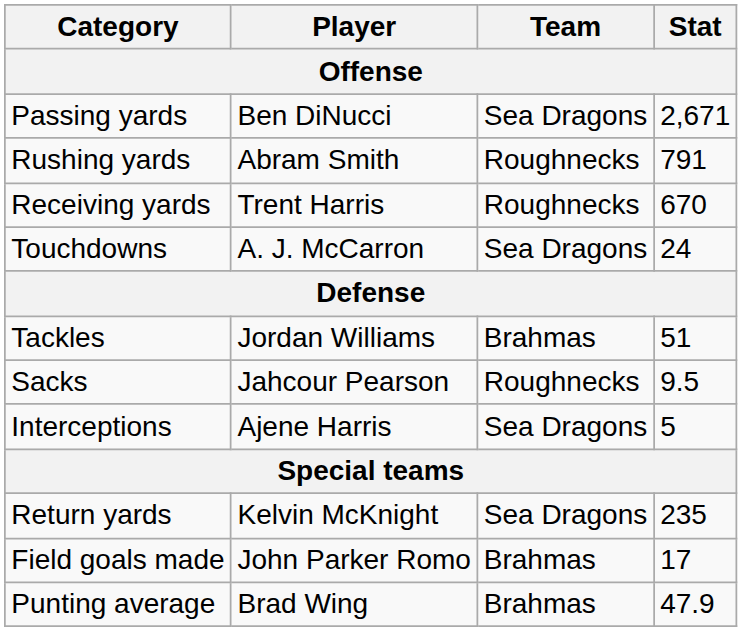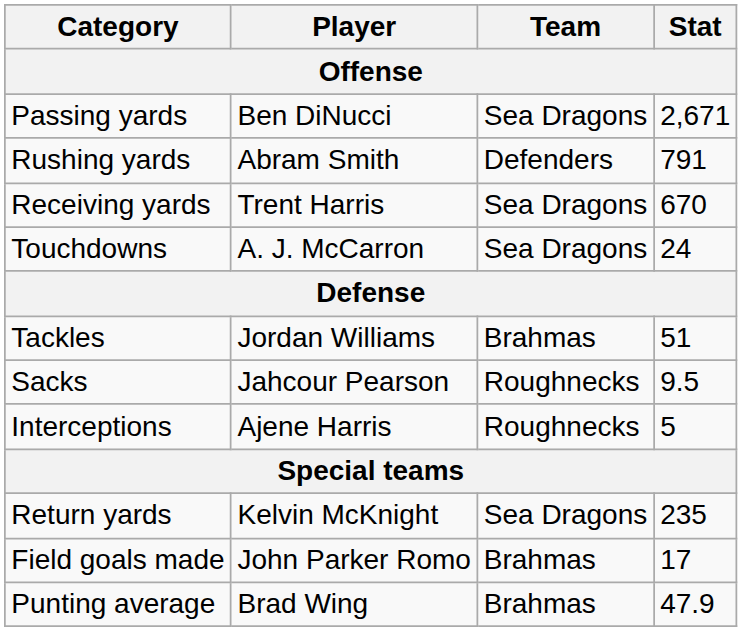(562, 159) Roughnecks -> (548, 159) Defenders
(562, 204) Roughnecks -> (566, 204) Sea Dragons
(566, 426) Sea Dragons -> (562, 426) Roughnecks
